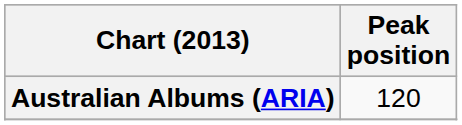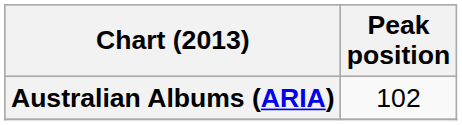(398, 97) 120 -> (398, 97) 102
